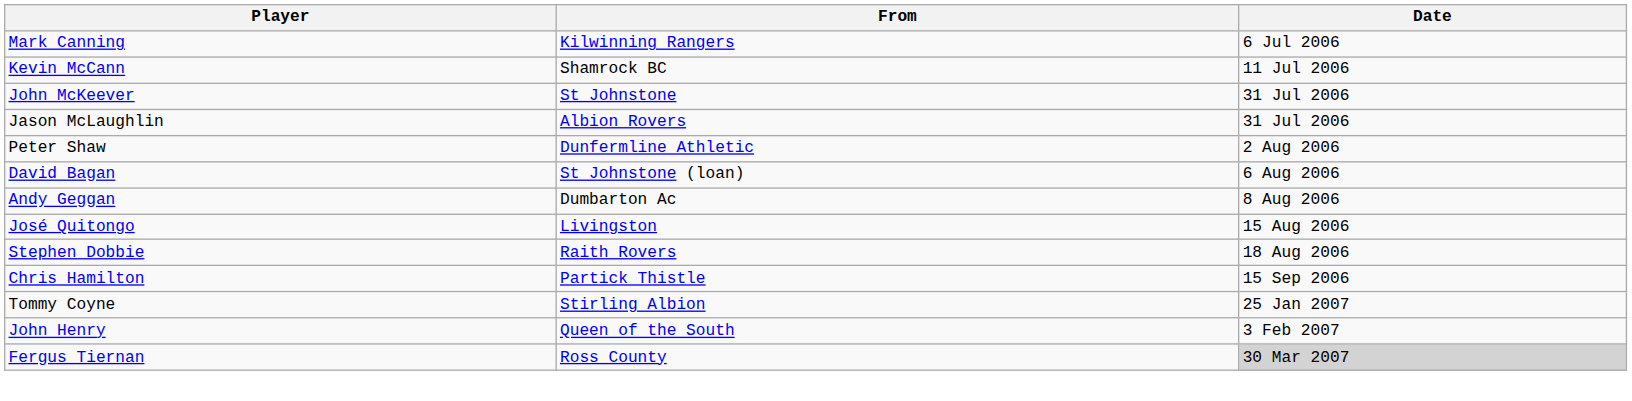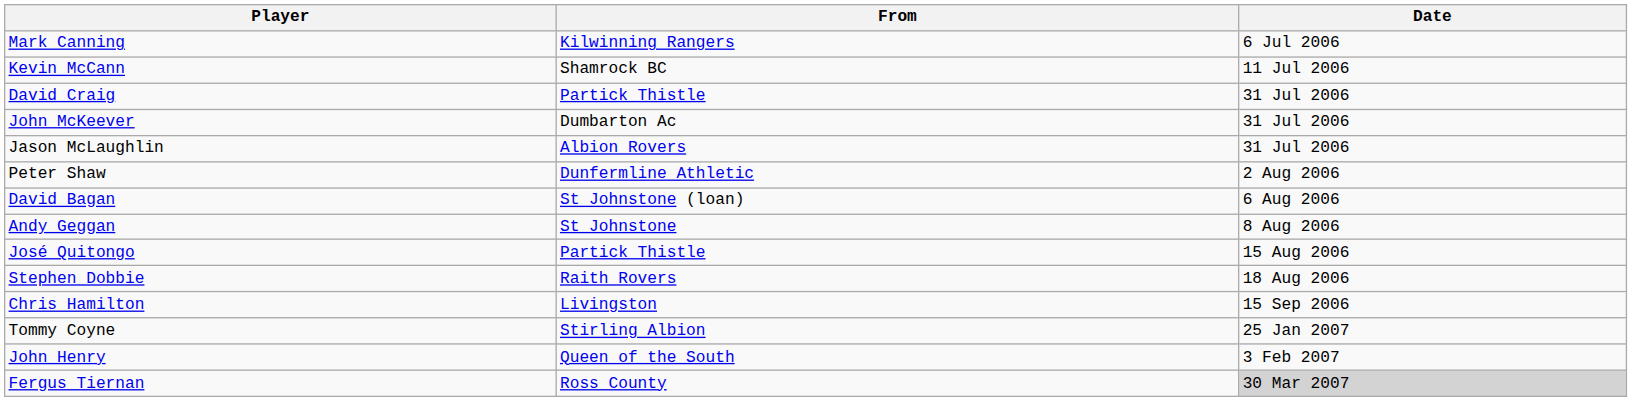+ row: (62, 96)
(618, 96) St Johnstone -> (618, 123) Dumbarton Ac
(618, 201) Dumbarton Ac -> (618, 227) St Johnstone
(608, 227) Livingston -> (633, 253) Partick Thistle
(633, 279) Partick Thistle -> (608, 305) Livingston
